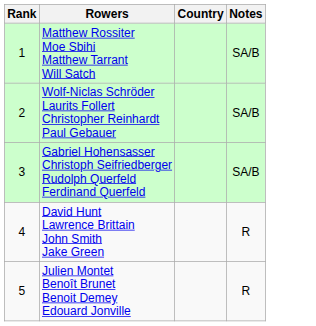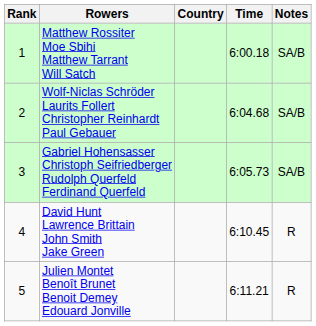+ column: (249, 14)
